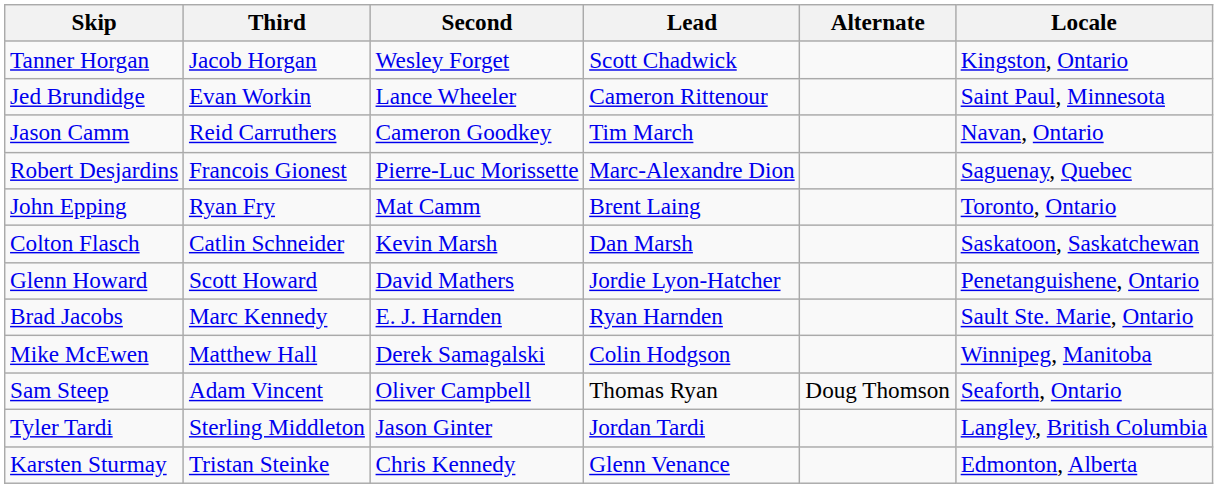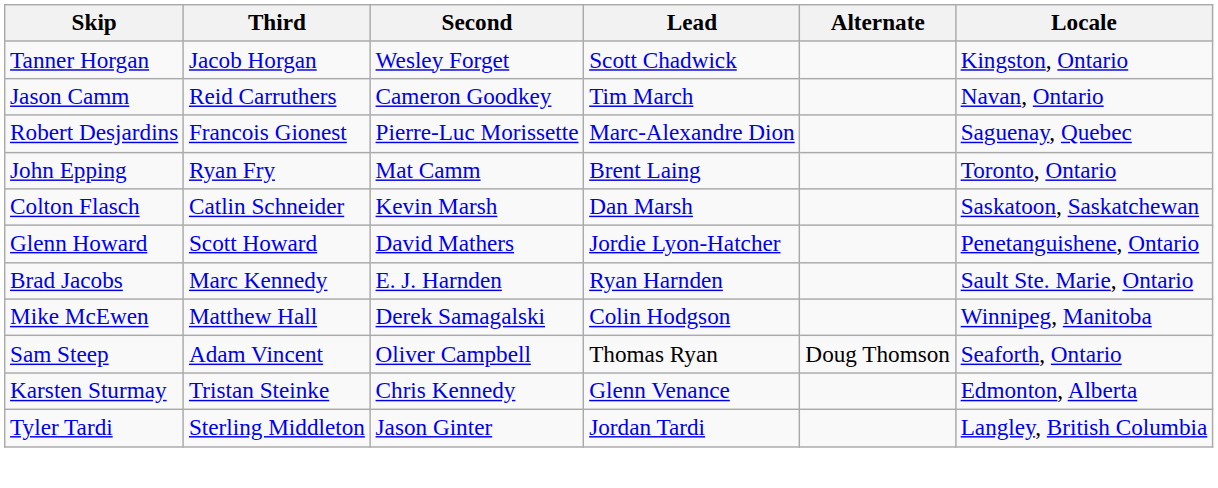- row: (77, 96)
rows swapped: (88, 464) <-> (61, 427)
